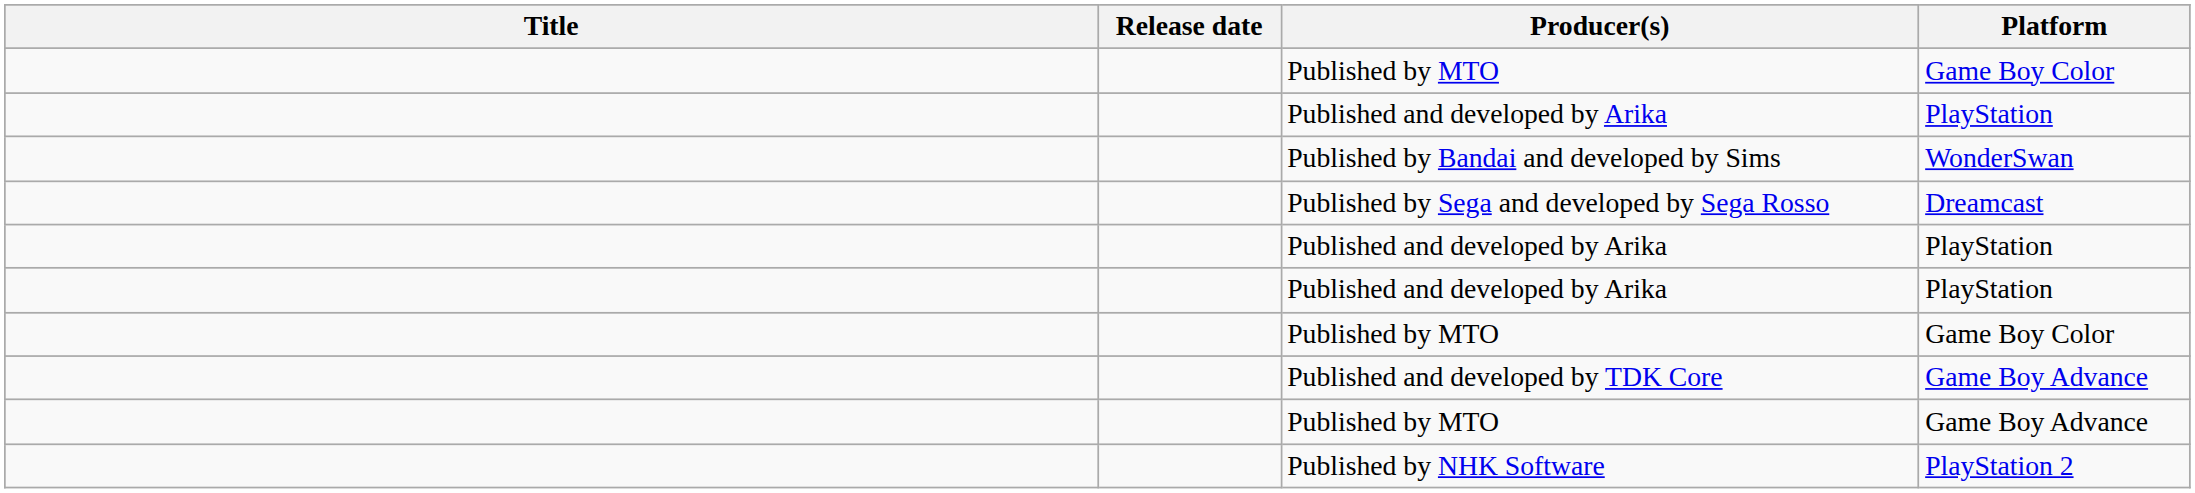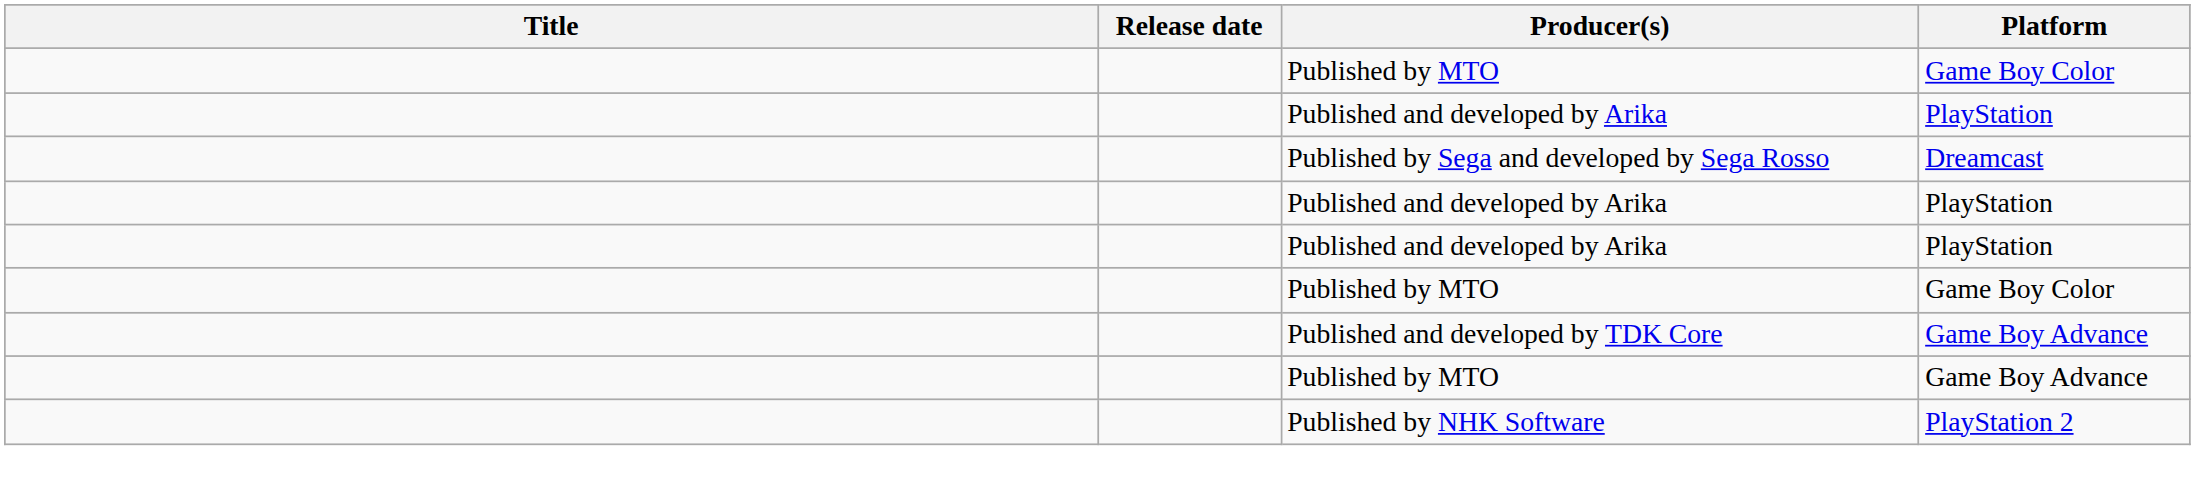- row: (1534, 158)
